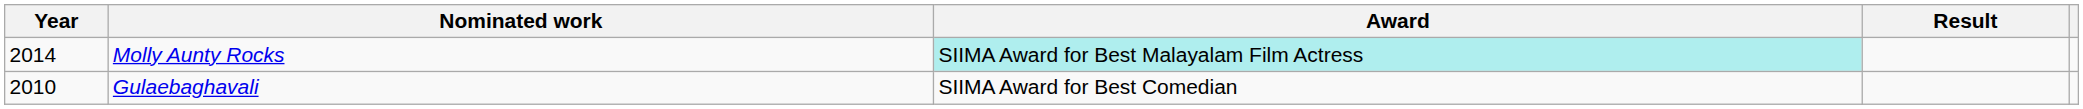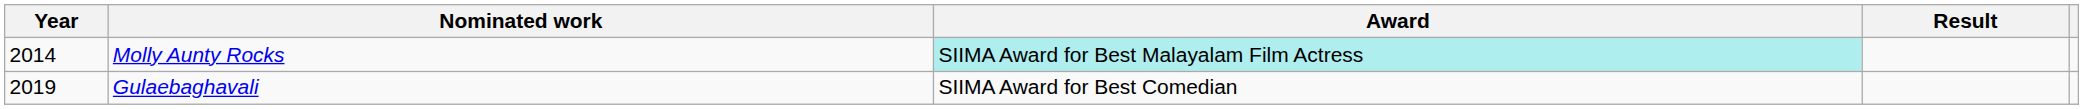(33, 87) 2010 -> (33, 87) 2019
